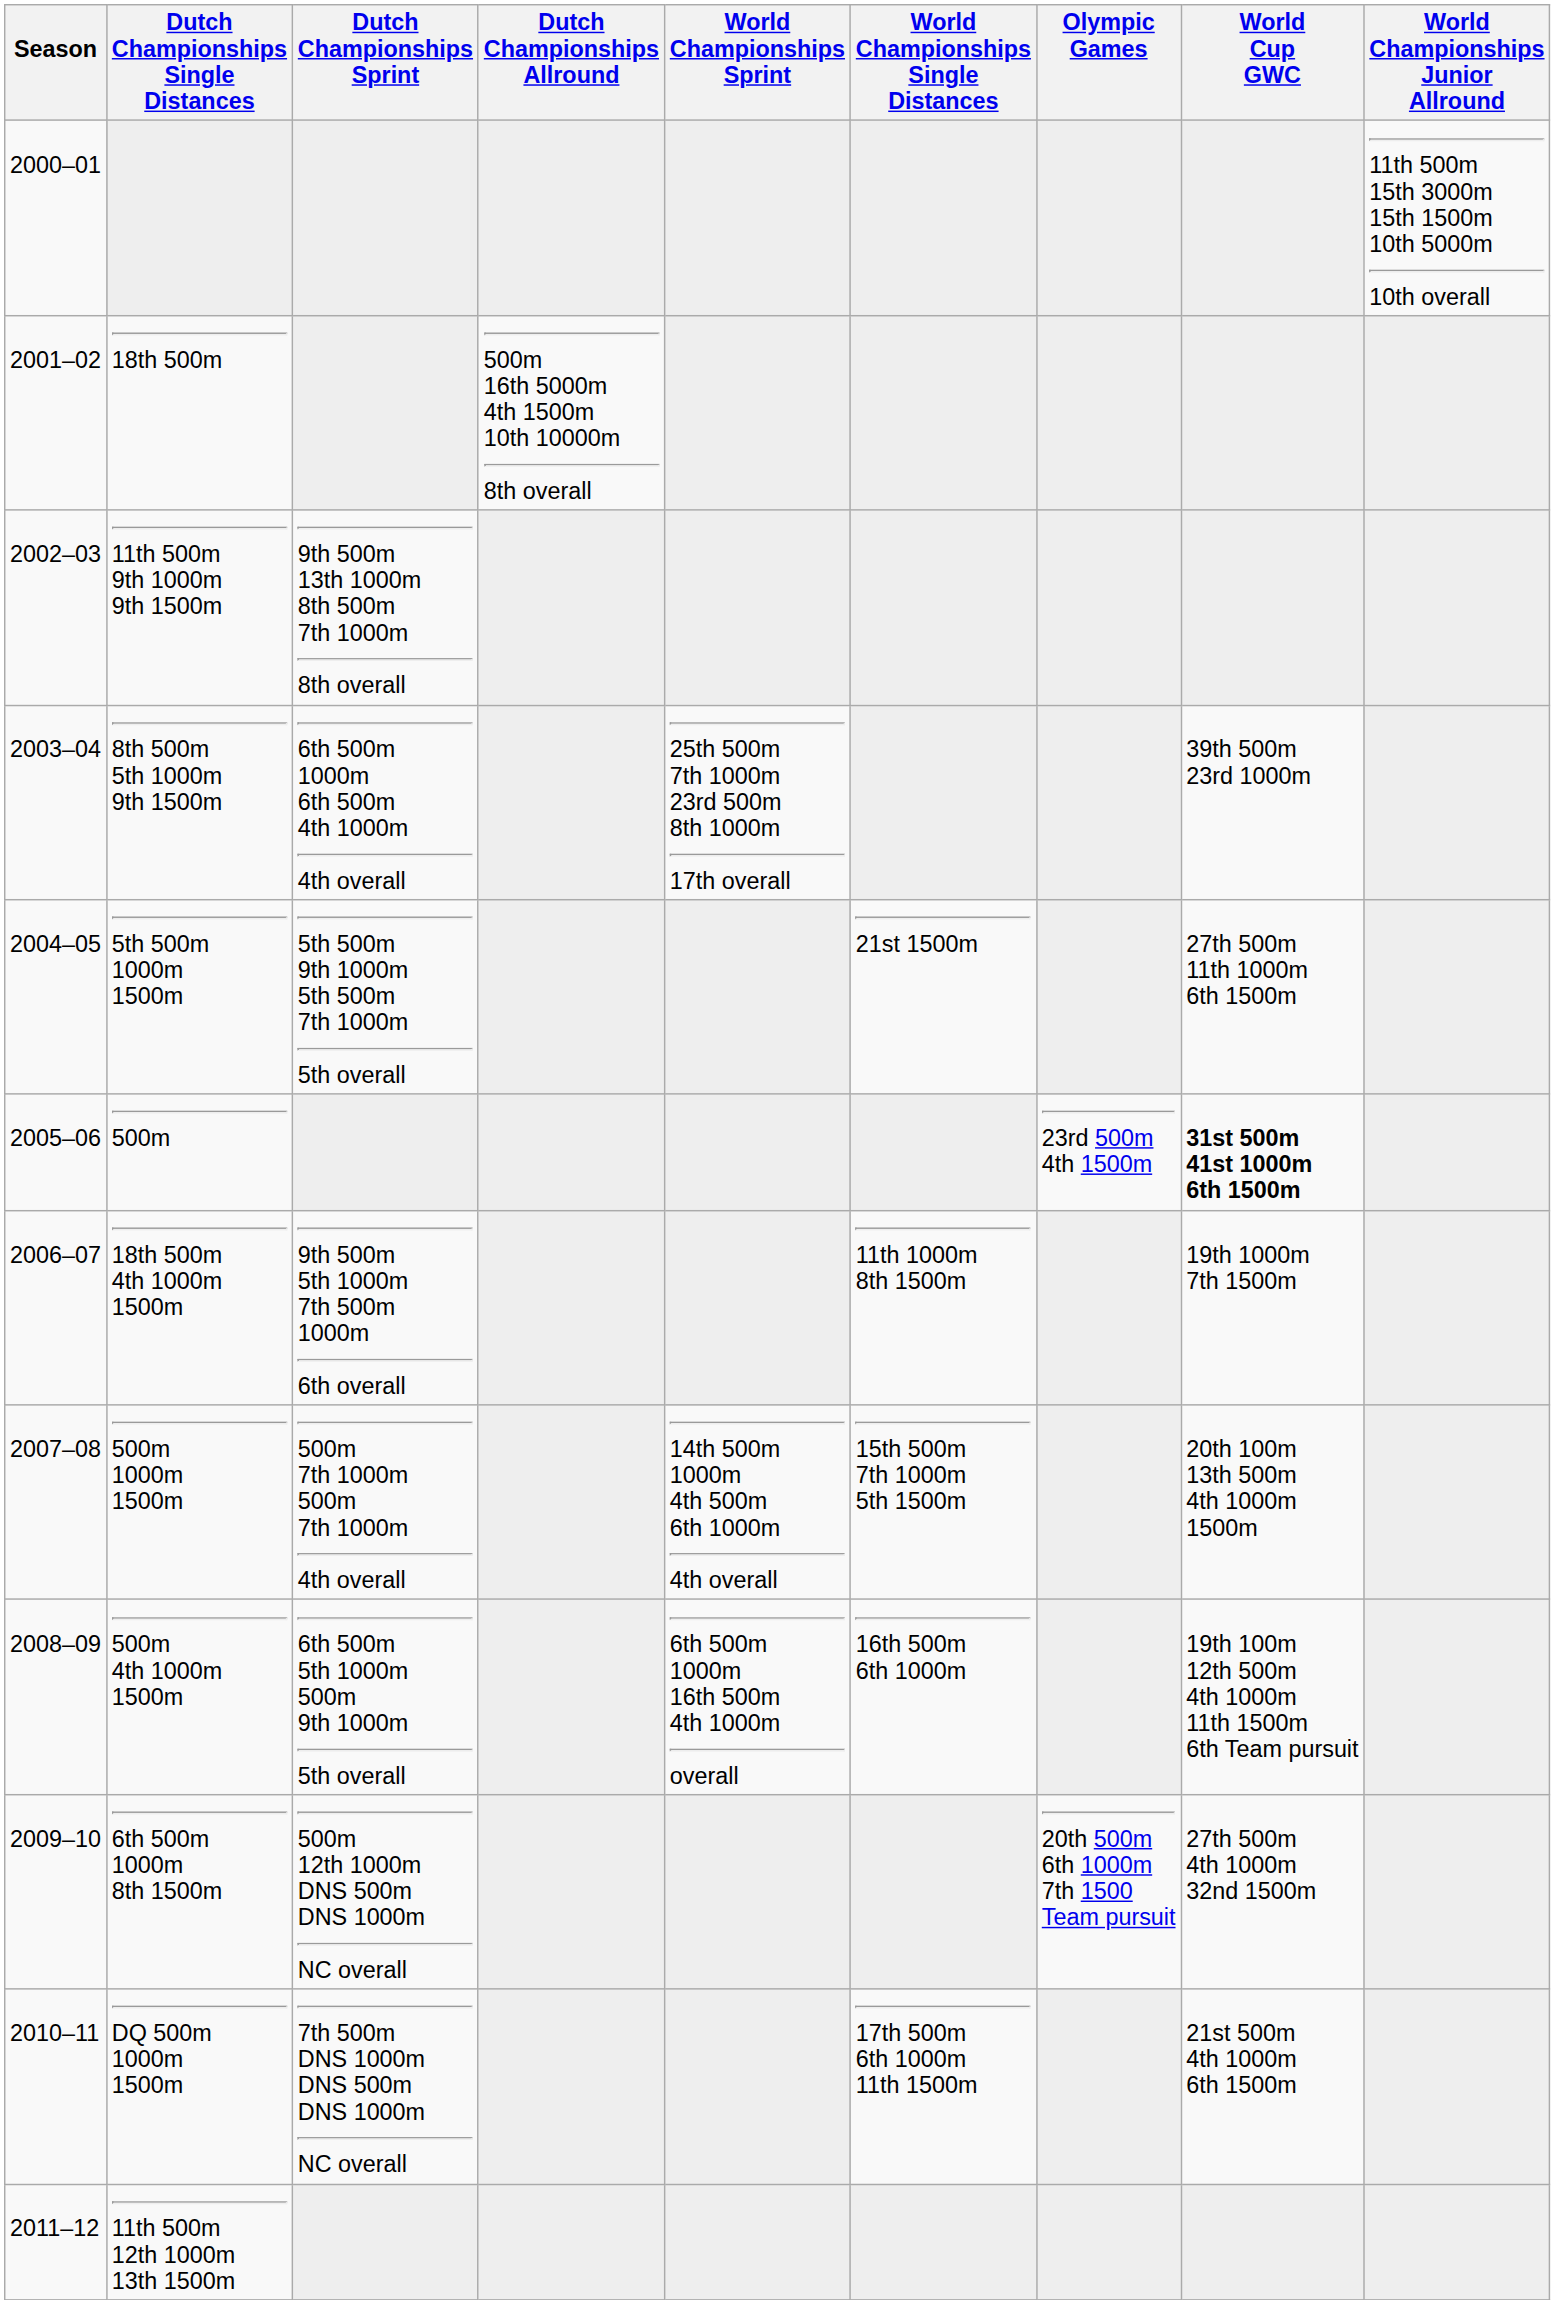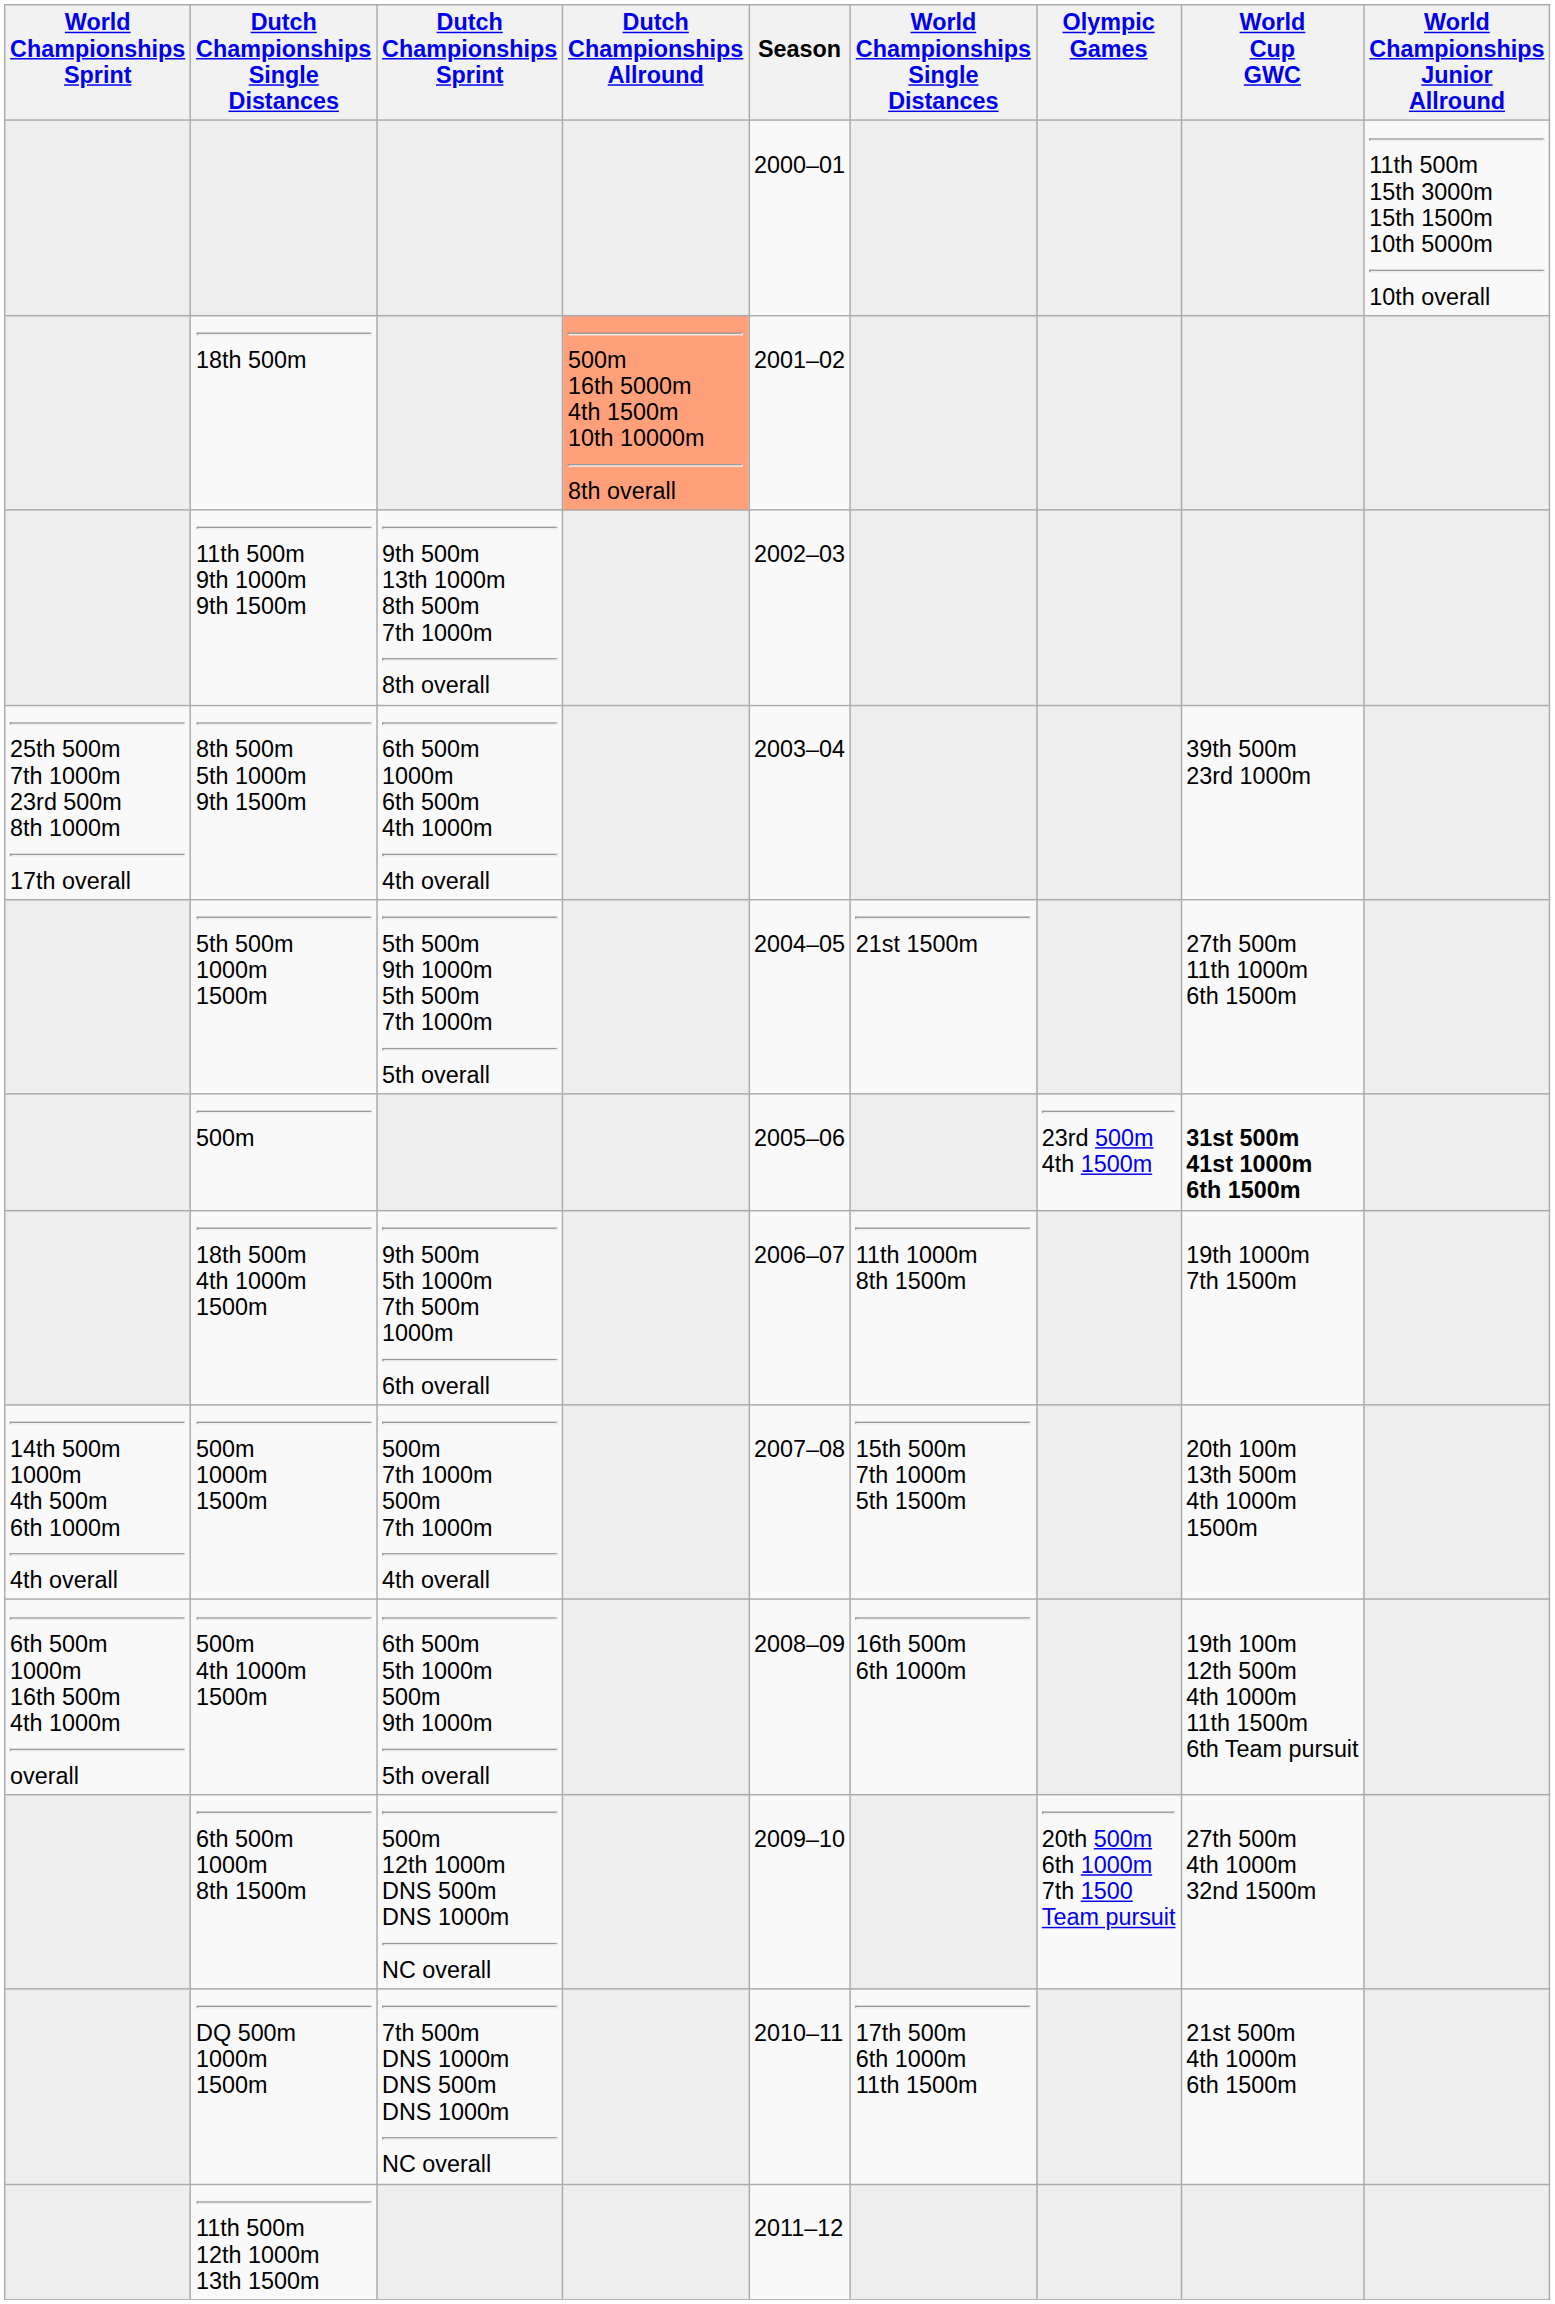columns swapped: (56, 49) <-> (757, 49)
(571, 418) no background -> (656, 418) lightsalmon background
